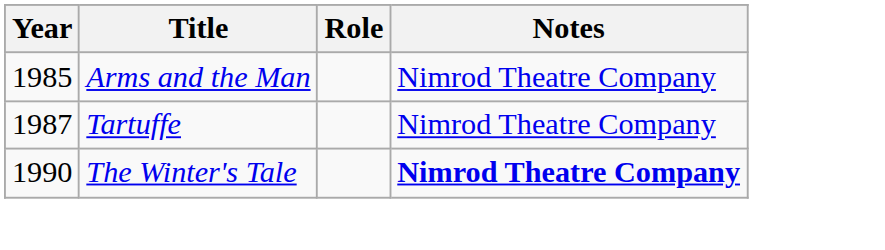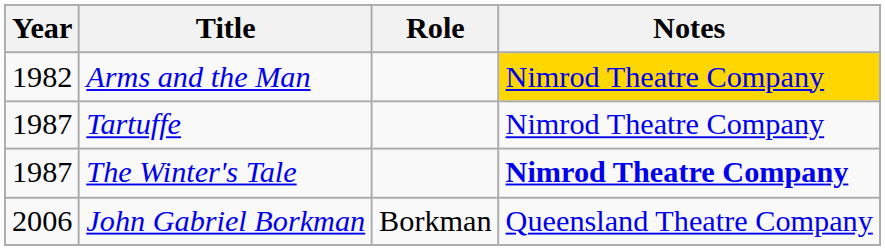(42, 76) 1985 -> (42, 76) 1982
(557, 76) no background -> (665, 76) gold background
(42, 172) 1990 -> (42, 172) 1987
+ row: (226, 220)
